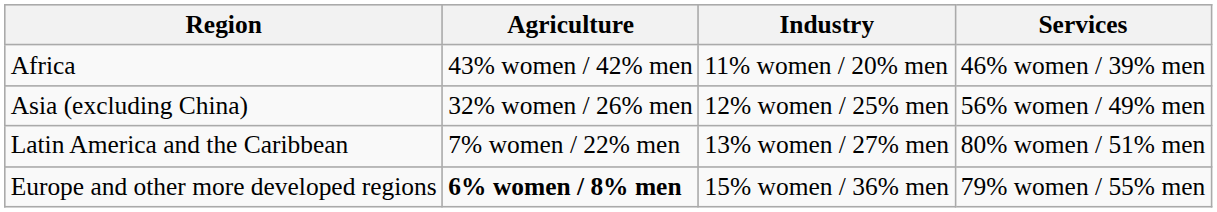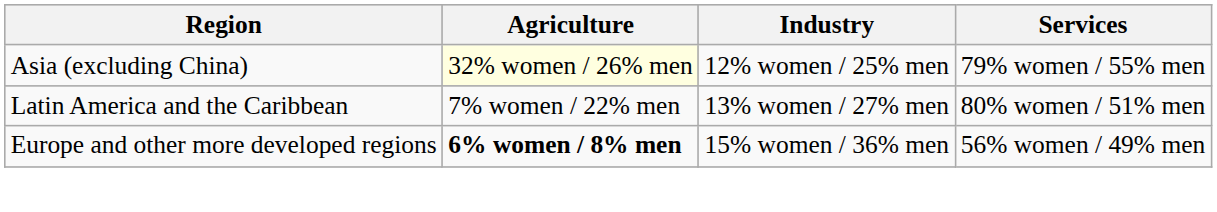- row: (43, 65)
(571, 105) no background -> (571, 65) lightyellow background
(1083, 105) 56% women / 49% men -> (1083, 65) 79% women / 55% men
(1083, 186) 79% women / 55% men -> (1083, 145) 56% women / 49% men
